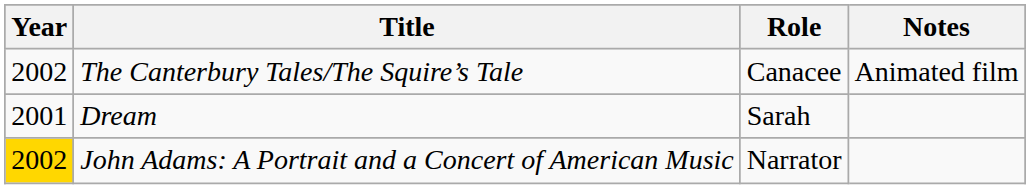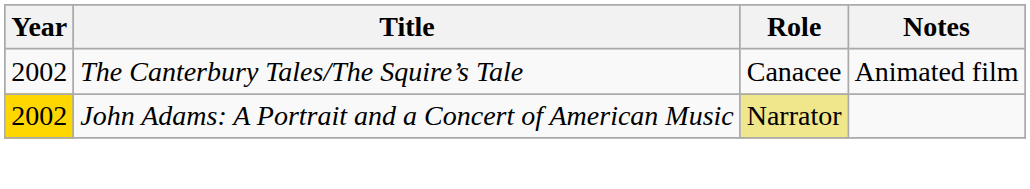- row: (119, 115)
(794, 159) no background -> (794, 115) khaki background
